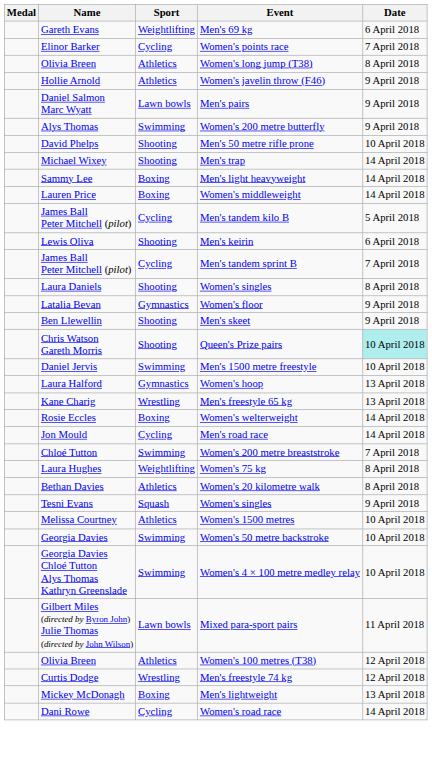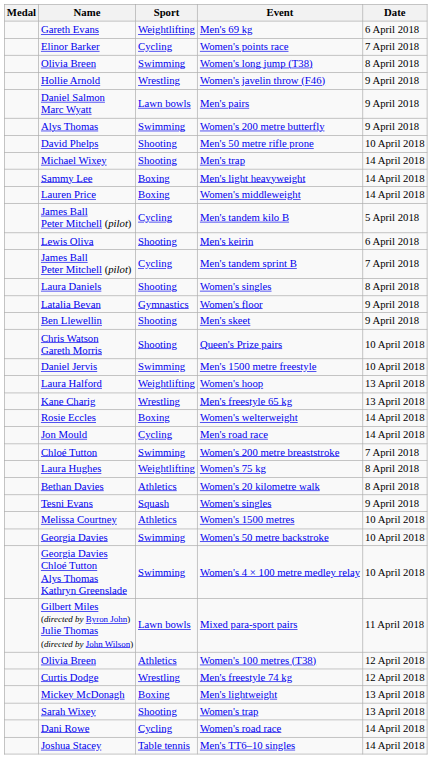(157, 64) Athletics -> (162, 64) Swimming
(157, 81) Athletics -> (159, 81) Wrestling
(395, 344) paleturquoise background -> (395, 344) no background
(163, 384) Gymnastics -> (167, 384) Weightlifting
+ row: (68, 711)
+ row: (71, 745)
